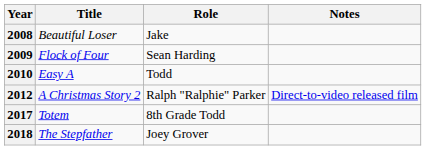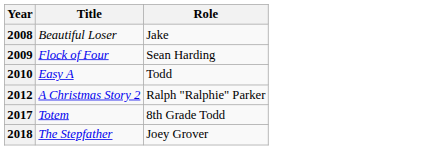- column: (345, 14)
